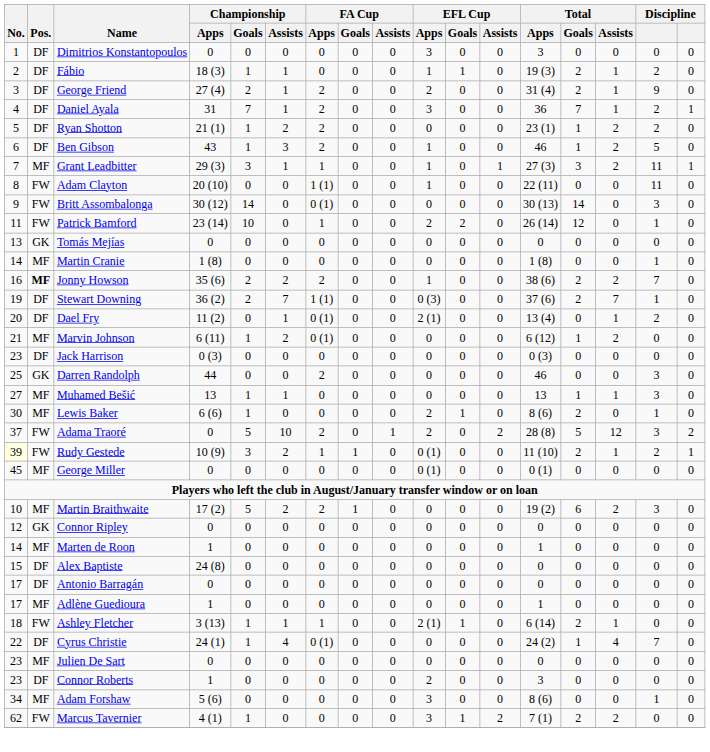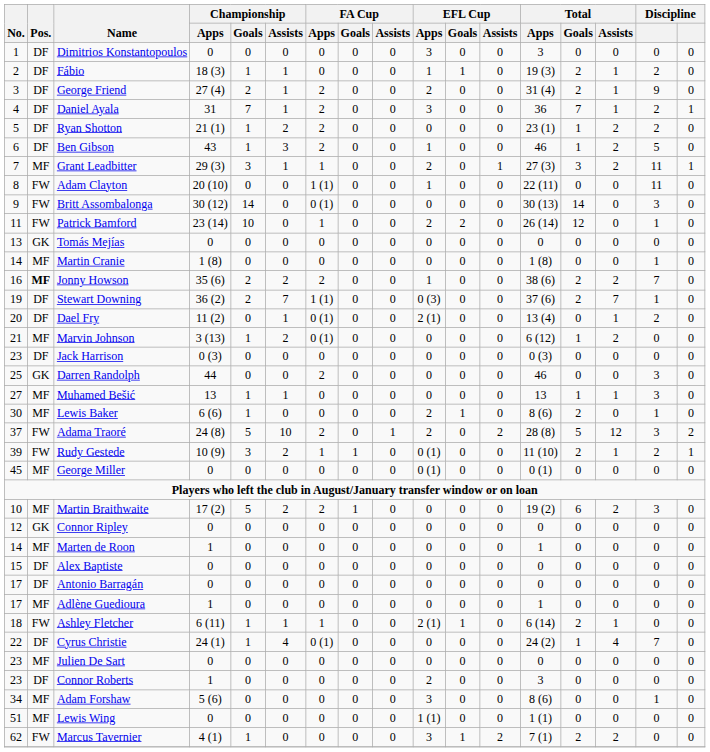(429, 166) 1 -> (429, 166) 2
(210, 337) 6 (11) -> (210, 337) 3 (13)
(210, 432) 0 -> (210, 432) 24 (8)
(16, 451) lightyellow background -> (16, 451) no background
(210, 565) 24 (8) -> (210, 565) 0
(210, 623) 3 (13) -> (210, 623) 6 (11)
+ row: (86, 718)
